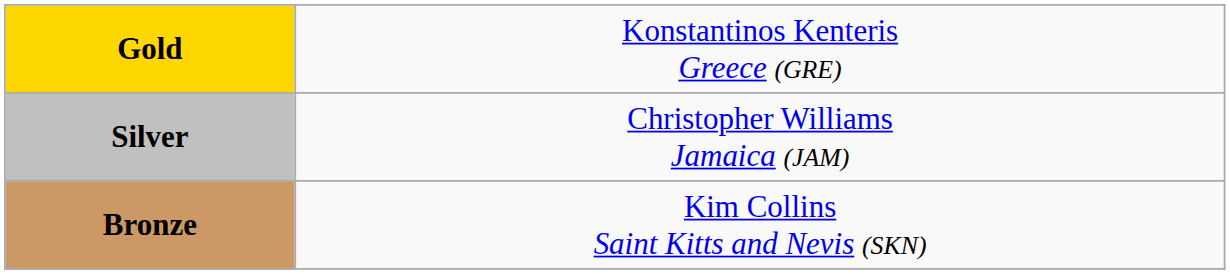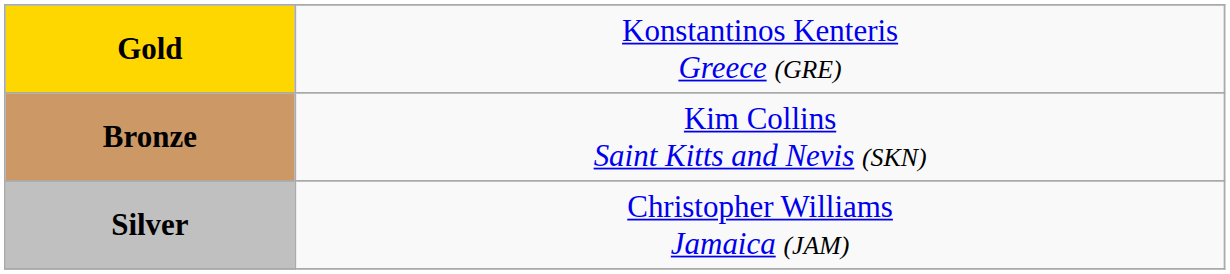rows swapped: (150, 136) <-> (150, 224)
